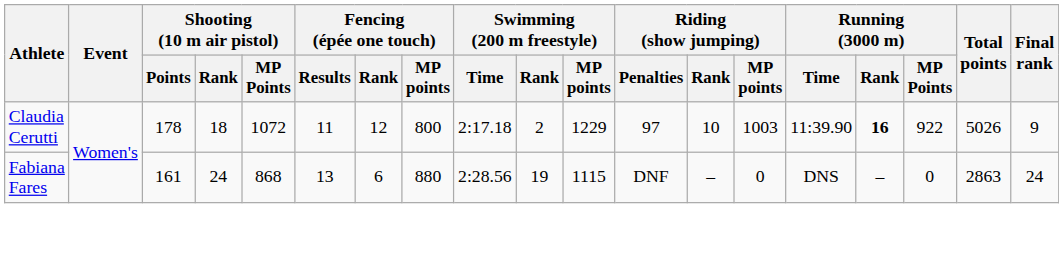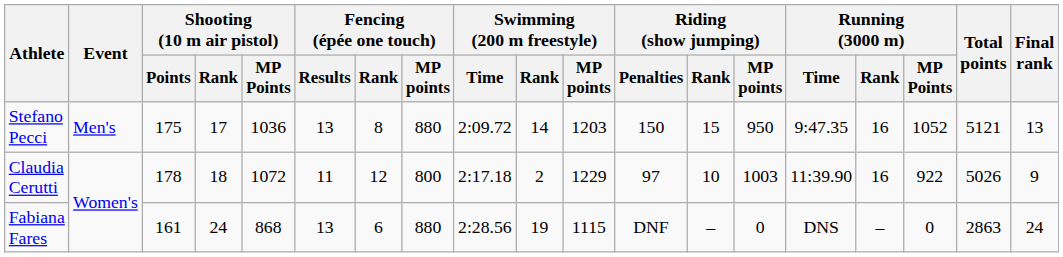+ row: (36, 127)
(880, 127) bold -> (880, 177) normal
